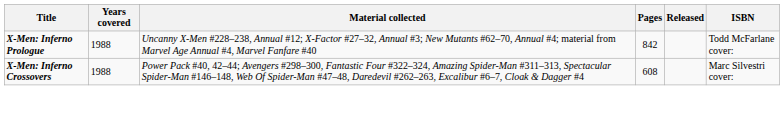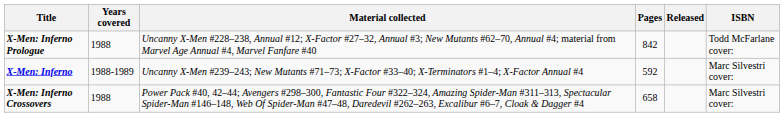+ row: (40, 71)
(650, 71) 608 -> (650, 98) 658
